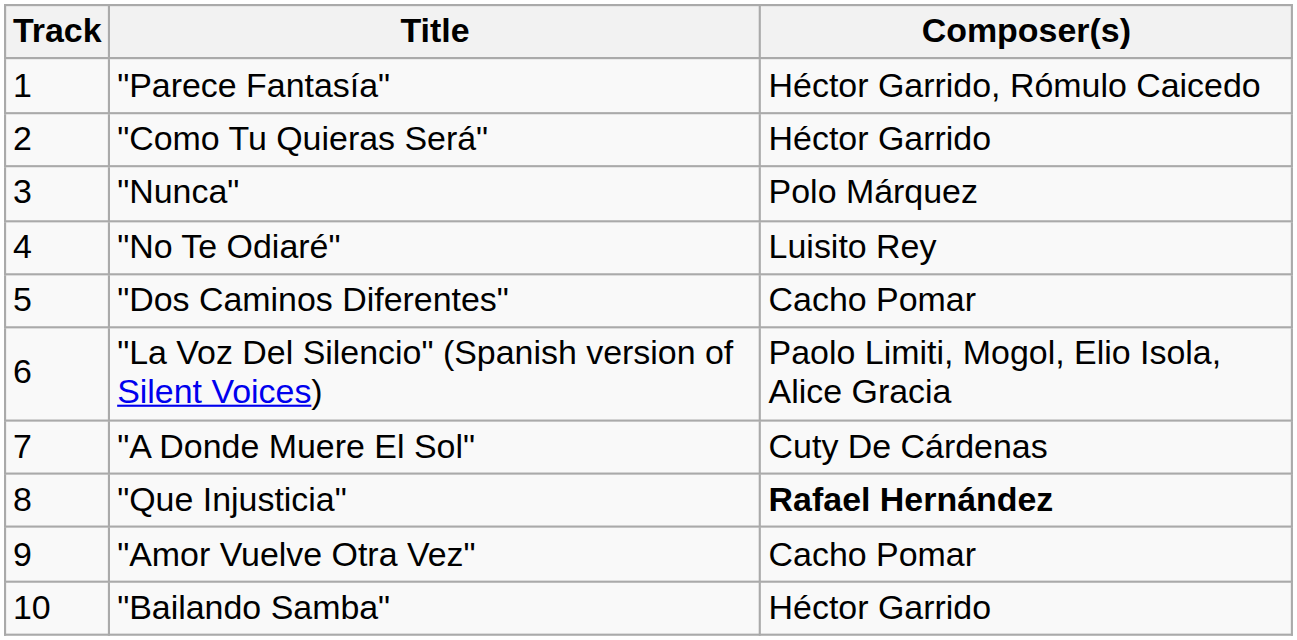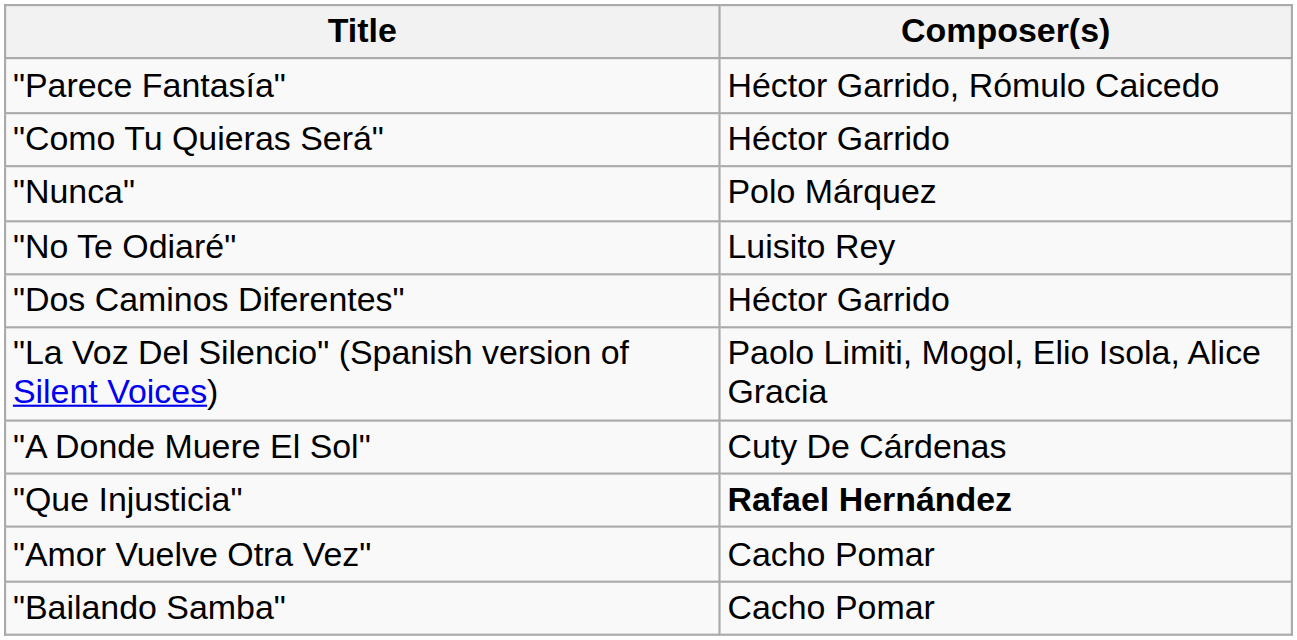- column: (57, 31)
(872, 300) Cacho Pomar -> (839, 300) Héctor Garrido
(880, 607) Héctor Garrido -> (831, 607) Cacho Pomar
